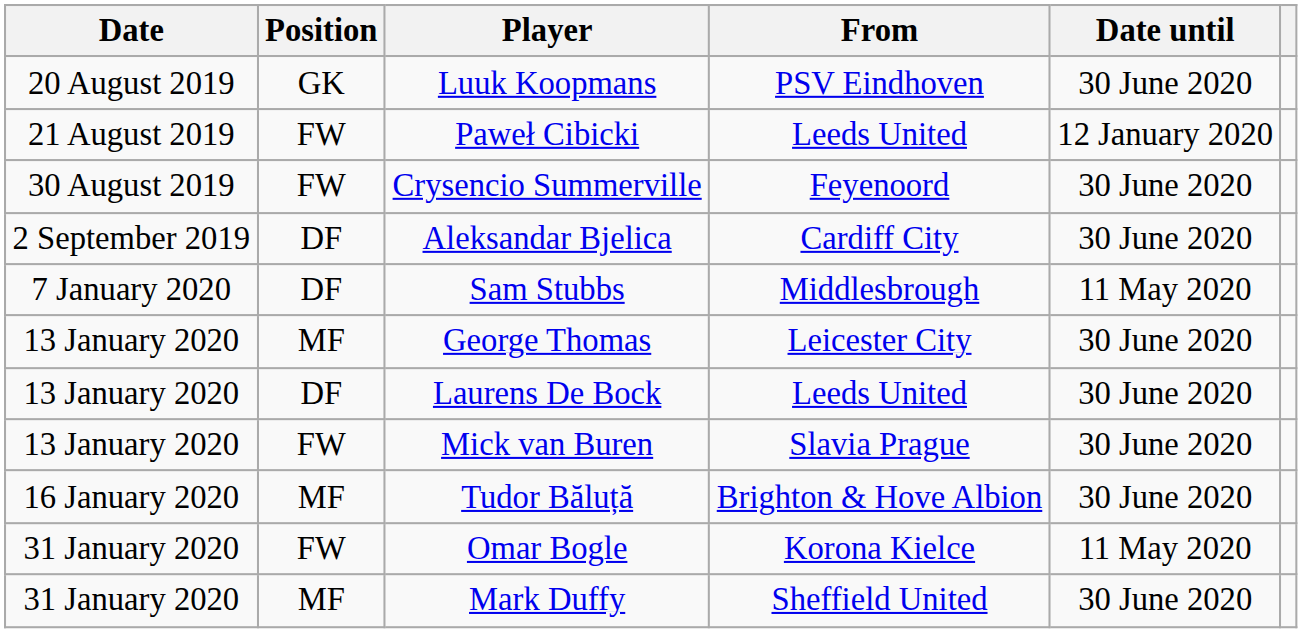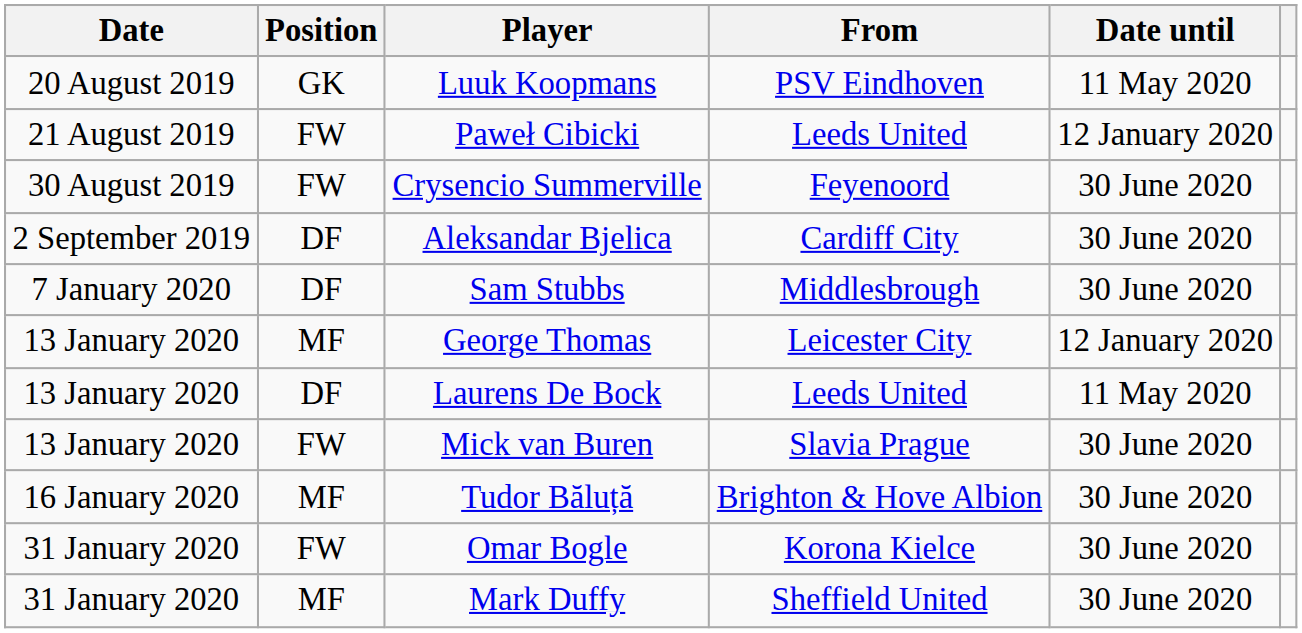(1165, 82) 30 June 2020 -> (1165, 82) 11 May 2020
(1165, 289) 11 May 2020 -> (1165, 289) 30 June 2020
(1165, 340) 30 June 2020 -> (1165, 340) 12 January 2020
(1165, 392) 30 June 2020 -> (1165, 392) 11 May 2020
(1165, 548) 11 May 2020 -> (1165, 548) 30 June 2020
